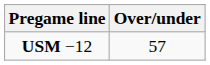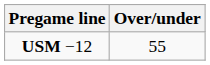(157, 45) 57 -> (157, 45) 55
